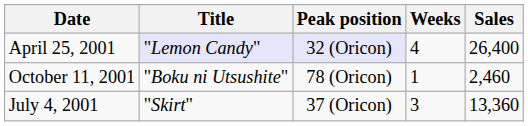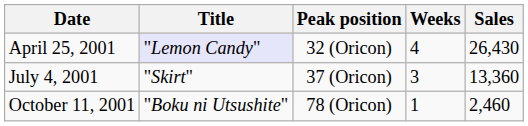(349, 47) lavender background -> (349, 47) no background
(494, 47) 26,400 -> (494, 47) 26,430
rows swapped: (54, 105) <-> (72, 76)
